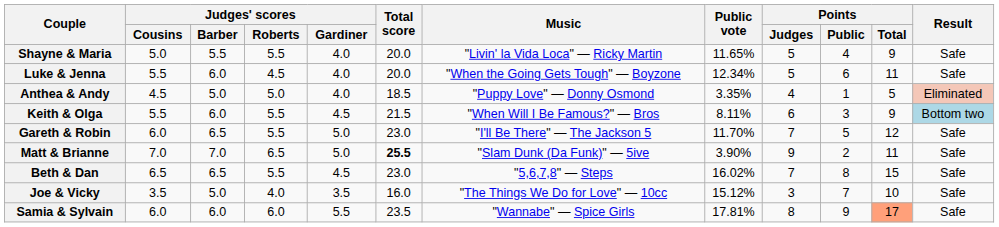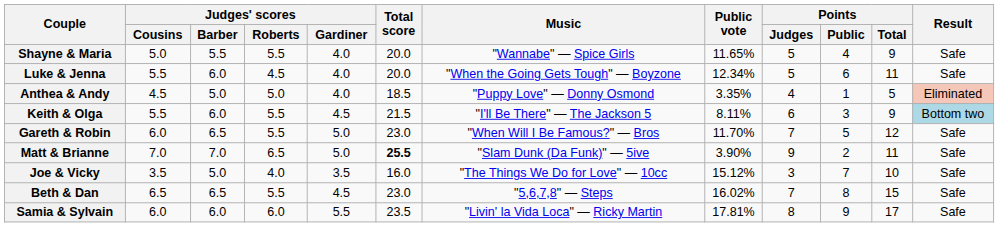(563, 54) "Livin' la Vida Loca" — Ricky Martin -> (563, 54) "Wannabe" — Spice Girls
(563, 114) "When Will I Be Famous?" — Bros -> (563, 114) "I'll Be There" — The Jackson 5
(563, 133) "I'll Be There" — The Jackson 5 -> (563, 133) "When Will I Be Famous?" — Bros
rows swapped: (65, 173) <-> (65, 193)
(563, 213) "Wannabe" — Spice Girls -> (563, 213) "Livin' la Vida Loca" — Ricky Martin
(892, 213) lightsalmon background -> (892, 213) no background
